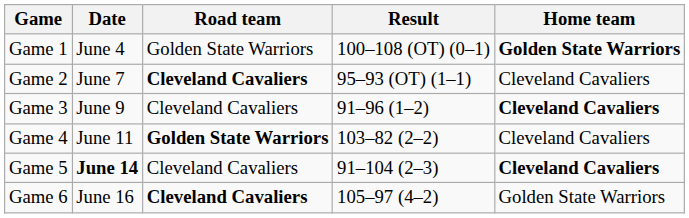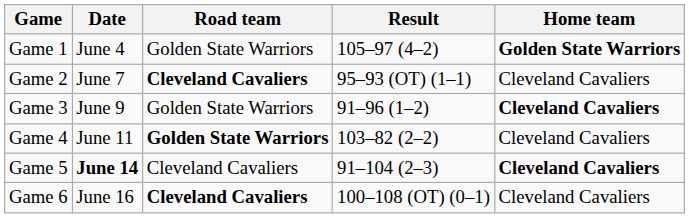(413, 49) 100–108 (OT) (0–1) -> (388, 49) 105–97 (4–2)
(222, 108) Cleveland Cavaliers -> (230, 108) Golden State Warriors
(388, 197) 105–97 (4–2) -> (413, 197) 100–108 (OT) (0–1)
(582, 197) Golden State Warriors -> (574, 197) Cleveland Cavaliers
